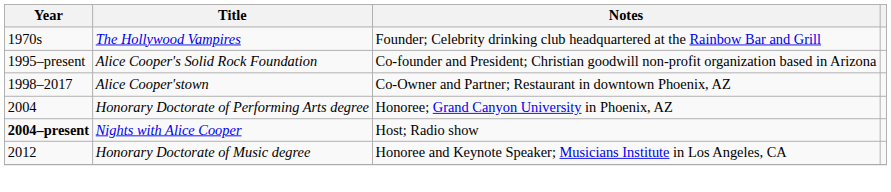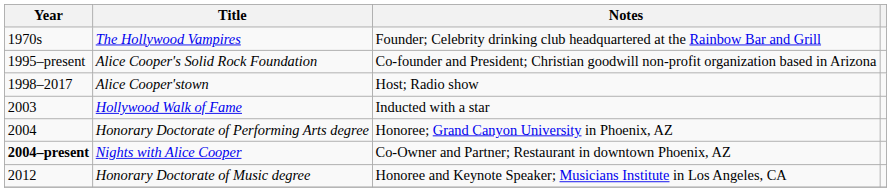(553, 84) Co-Owner and Partner; Restaurant in downtown Phoenix, AZ -> (427, 84) Host; Radio show
+ row: (169, 107)
(427, 130) Host; Radio show -> (553, 152) Co-Owner and Partner; Restaurant in downtown Phoenix, AZ
